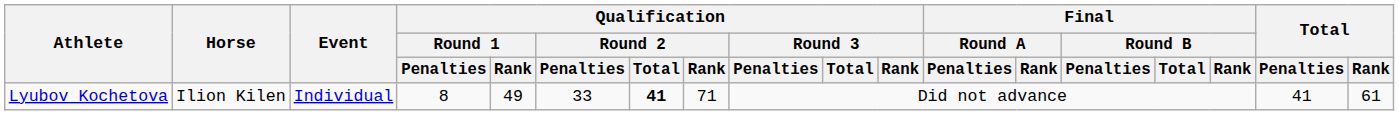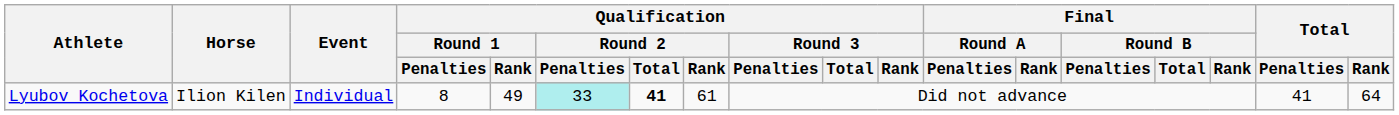(582, 96) no background -> (582, 96) paleturquoise background
(707, 96) 71 -> (707, 96) 61
(1371, 96) 61 -> (1371, 96) 64
